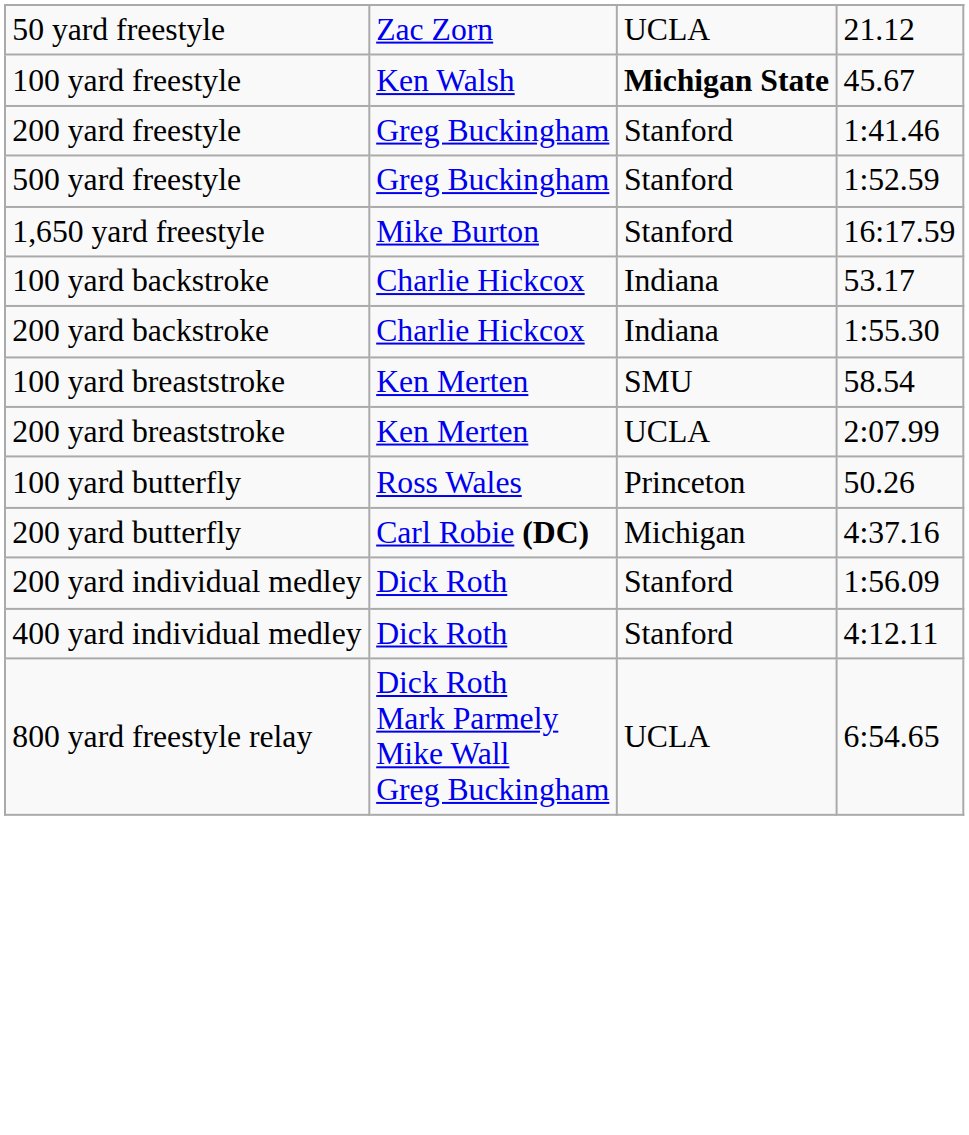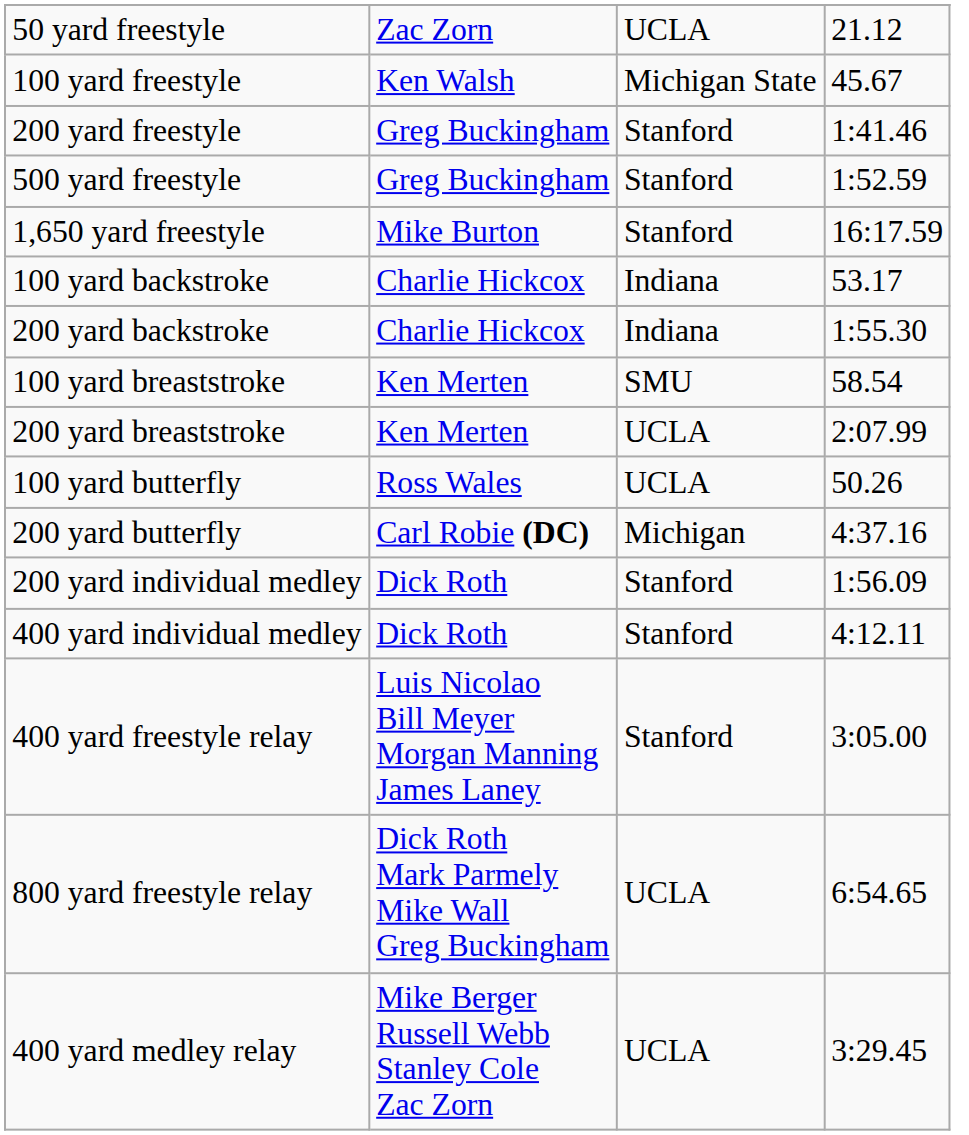(726, 79) bold -> (720, 79) normal
(685, 481) Princeton -> (667, 481) UCLA
+ row: (162, 736)
+ row: (154, 1050)
